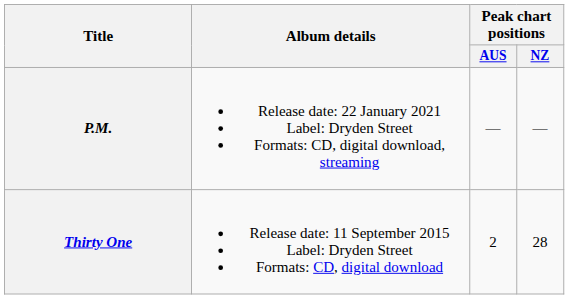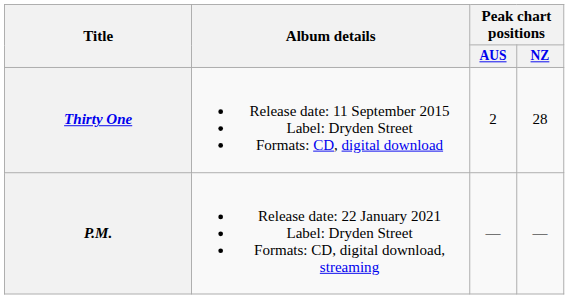rows swapped: (98, 241) <-> (98, 128)
